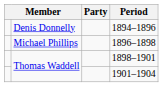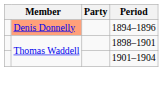(44, 27) no background -> (44, 27) lightsalmon background
- row: (134, 43)
